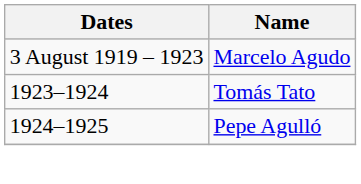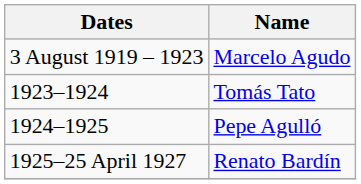+ row: (98, 160)
